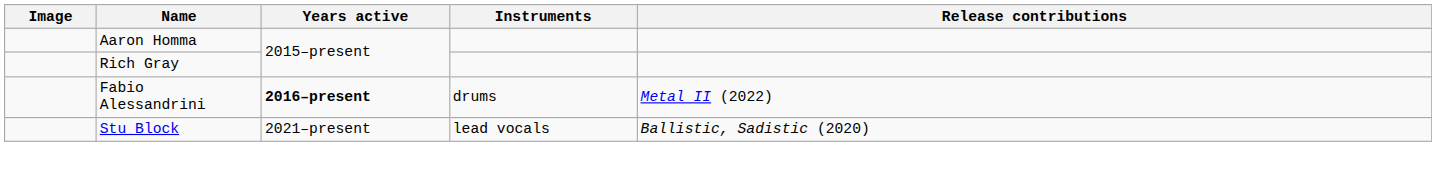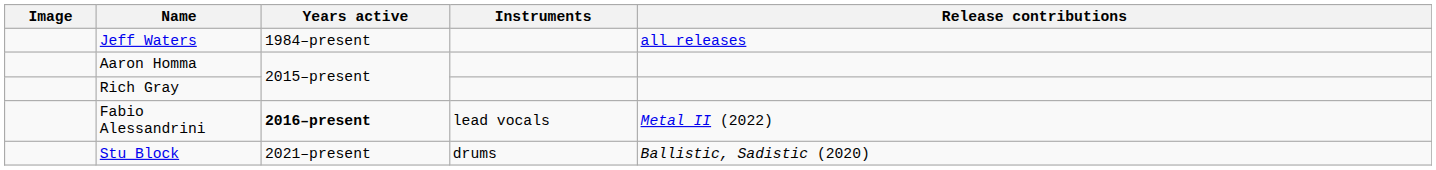+ row: (148, 40)
(475, 97) drums -> (501, 121) lead vocals
(501, 129) lead vocals -> (475, 153) drums
